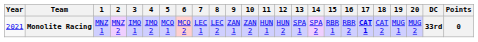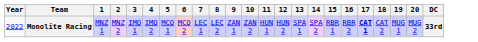- column: (459, 10)
(15, 27) 2021 -> (15, 27) 2022
